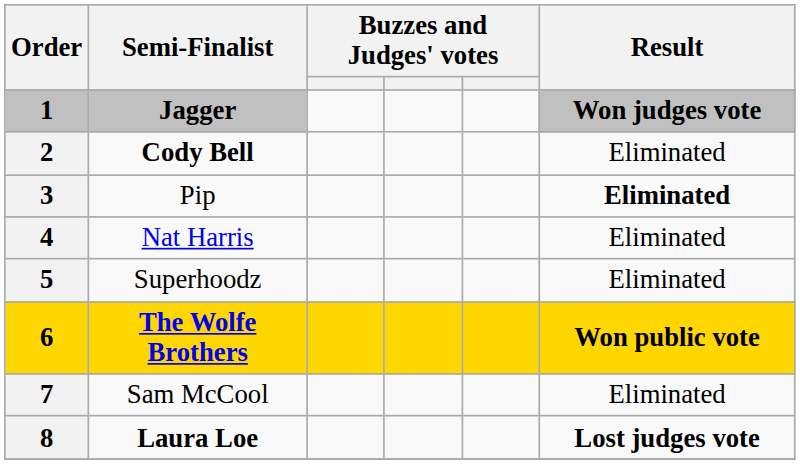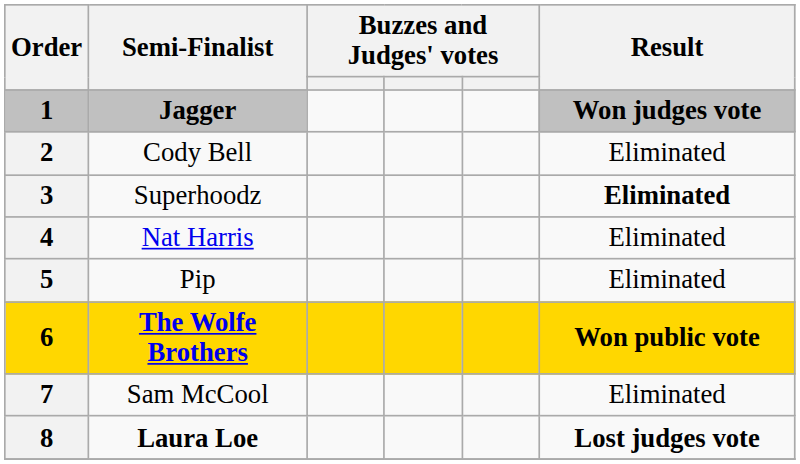(198, 152) bold -> (198, 152) normal
(198, 195) Pip -> (198, 195) Superhoodz
(198, 279) Superhoodz -> (198, 279) Pip
